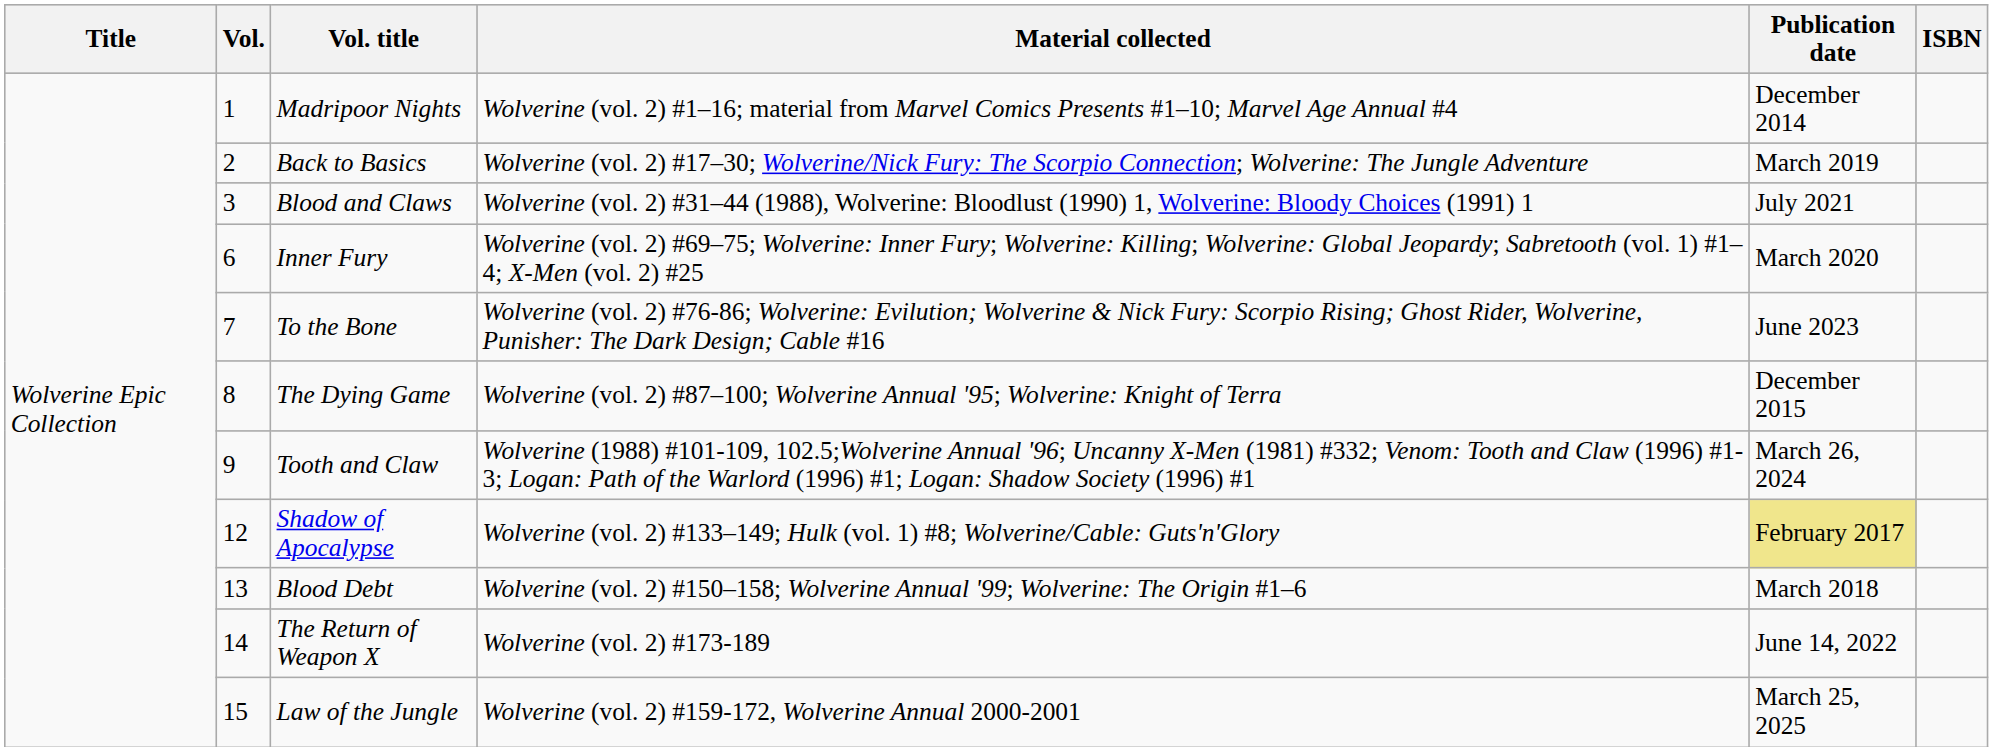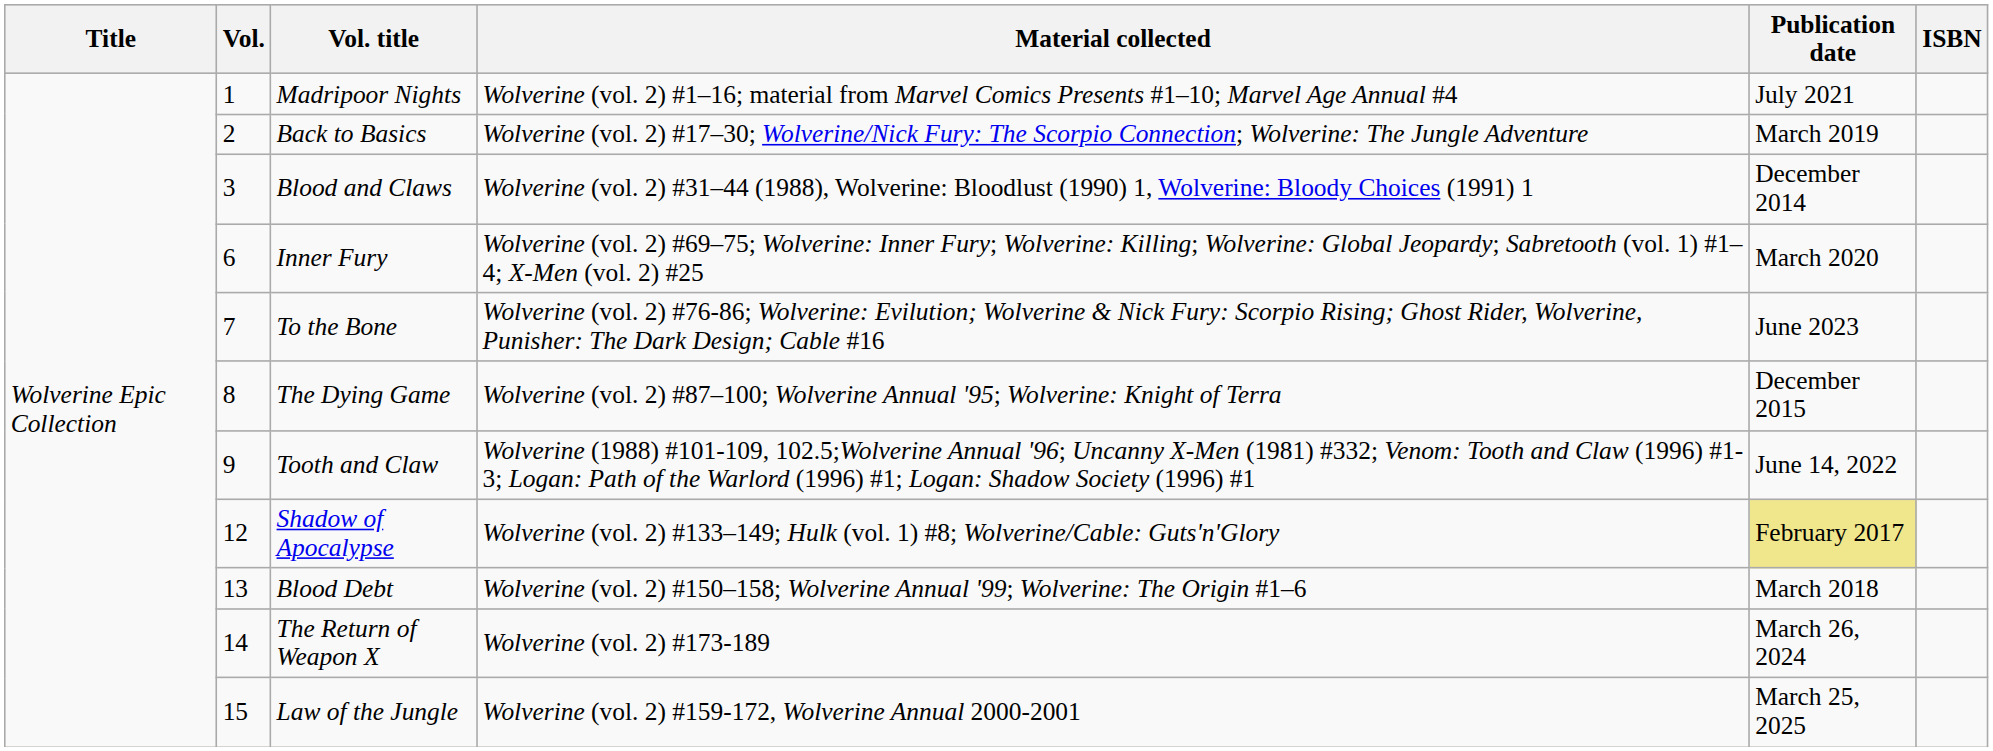(1807, 107) December 2014 -> (1805, 93) July 2021
(1805, 202) July 2021 -> (1807, 188) December 2014
(1807, 464) March 26, 2024 -> (1826, 464) June 14, 2022
(1826, 642) June 14, 2022 -> (1807, 642) March 26, 2024
